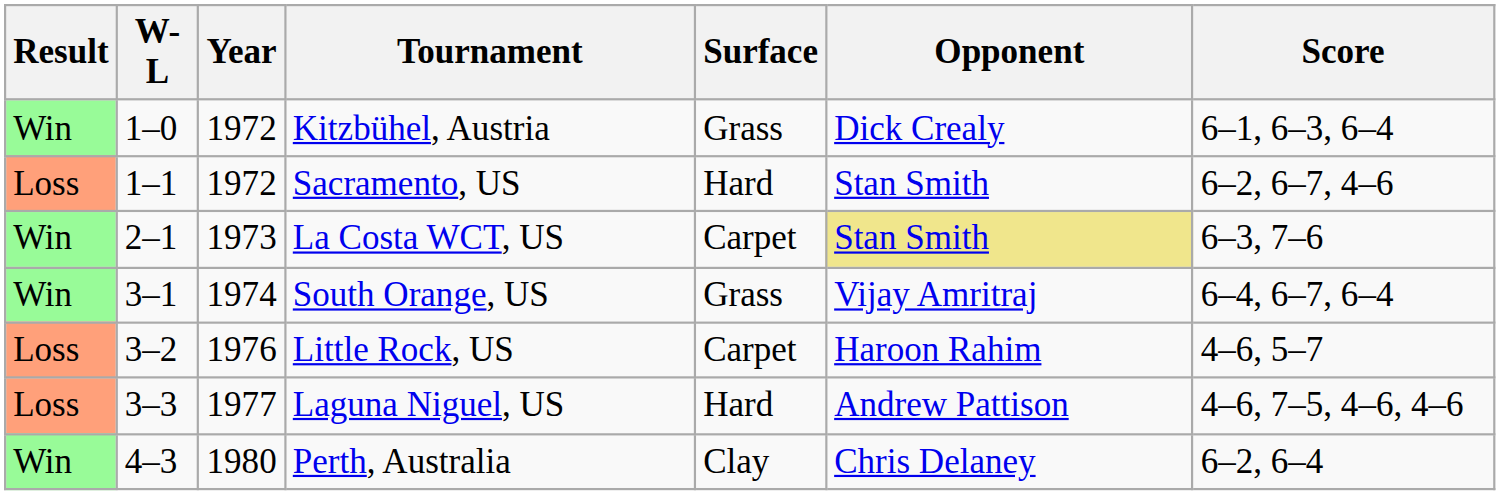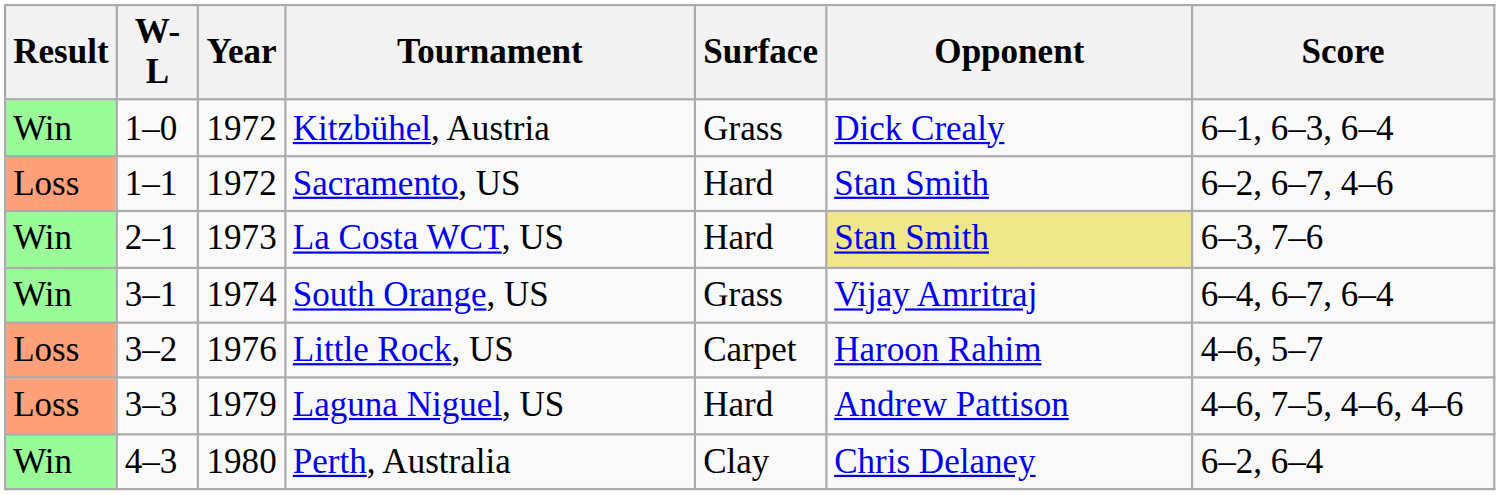(750, 238) Carpet -> (738, 238) Hard
(242, 405) 1977 -> (242, 405) 1979
